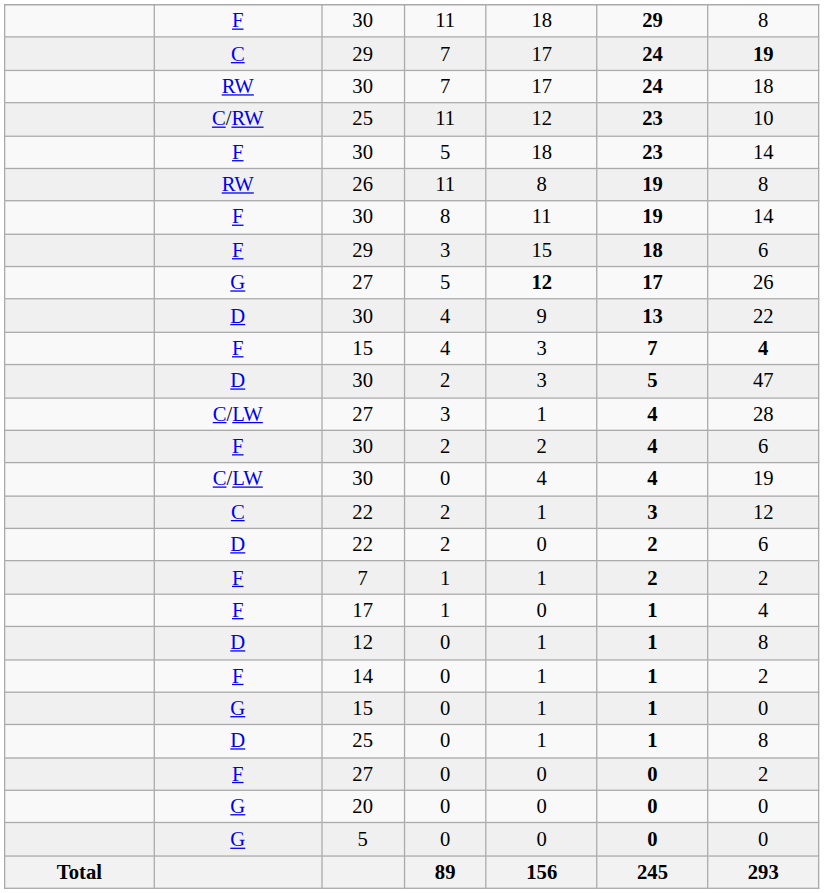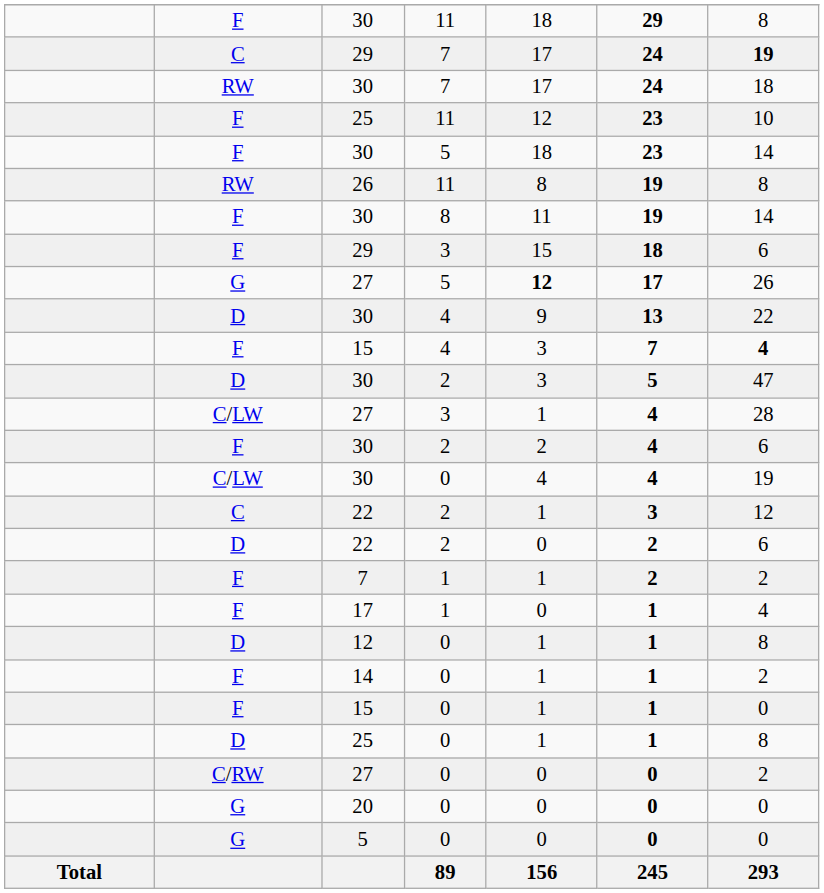(238, 119) C/RW -> (238, 119) F
(238, 708) G -> (238, 708) F
(238, 773) F -> (238, 773) C/RW
